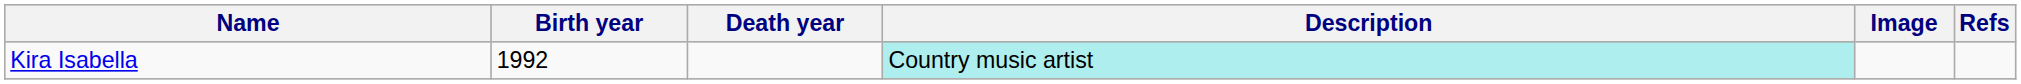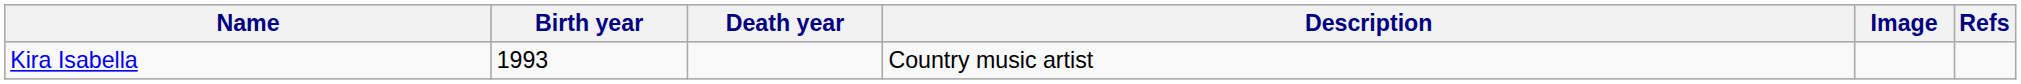(522, 60) 1992 -> (522, 60) 1993
(991, 60) paleturquoise background -> (991, 60) no background
